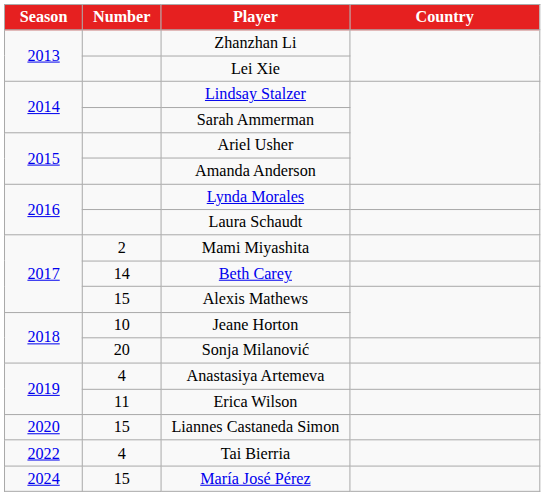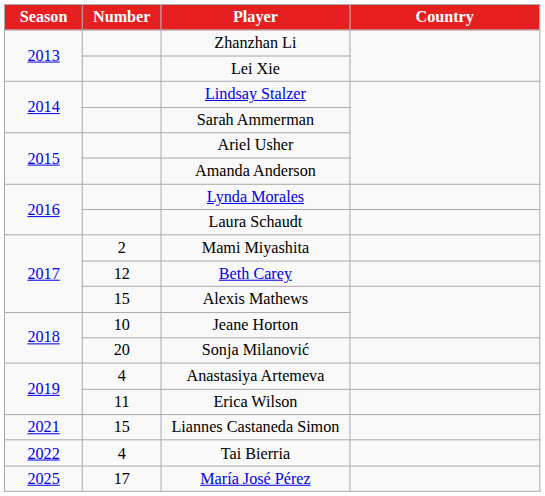(122, 273) 14 -> (122, 273) 12
(44, 427) 2020 -> (44, 427) 2021
(44, 478) 2024 -> (44, 478) 2025
(122, 478) 15 -> (122, 478) 17
